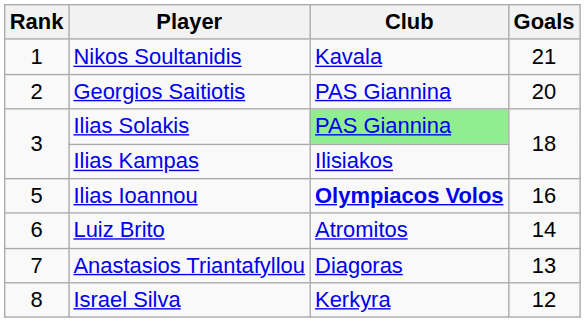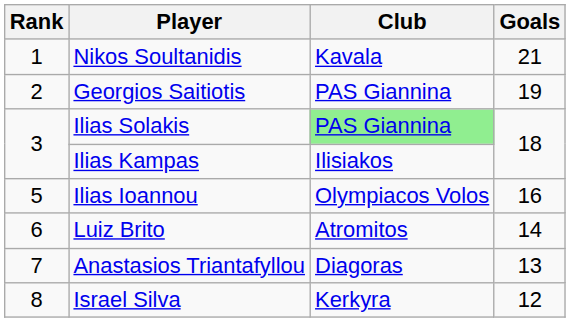(544, 91) 20 -> (530, 91) 19
(409, 195) bold -> (402, 195) normal
